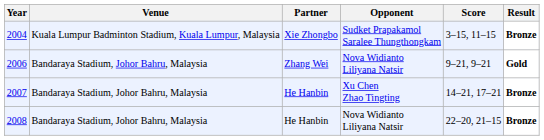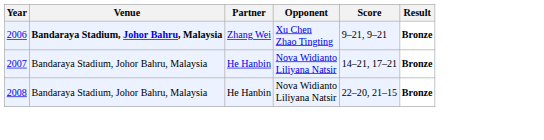- row: (17, 35)
(119, 64) normal -> (127, 35) bold
(373, 64) Nova Widianto Liliyana Natsir -> (304, 35) Xu Chen Zhao Tingting
(517, 64) Gold -> (417, 35) Bronze
(371, 92) Xu Chen Zhao Tingting -> (306, 64) Nova Widianto Liliyana Natsir
